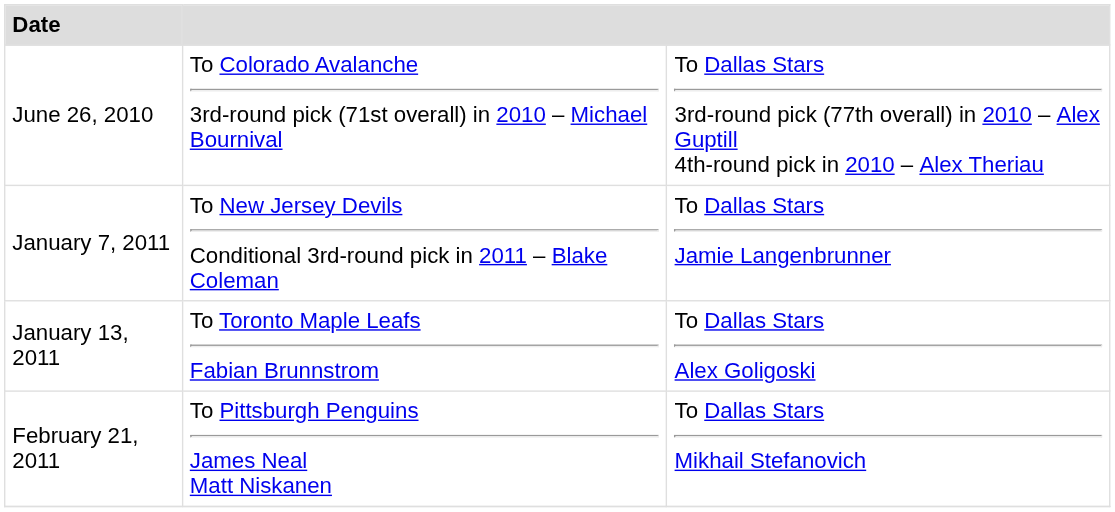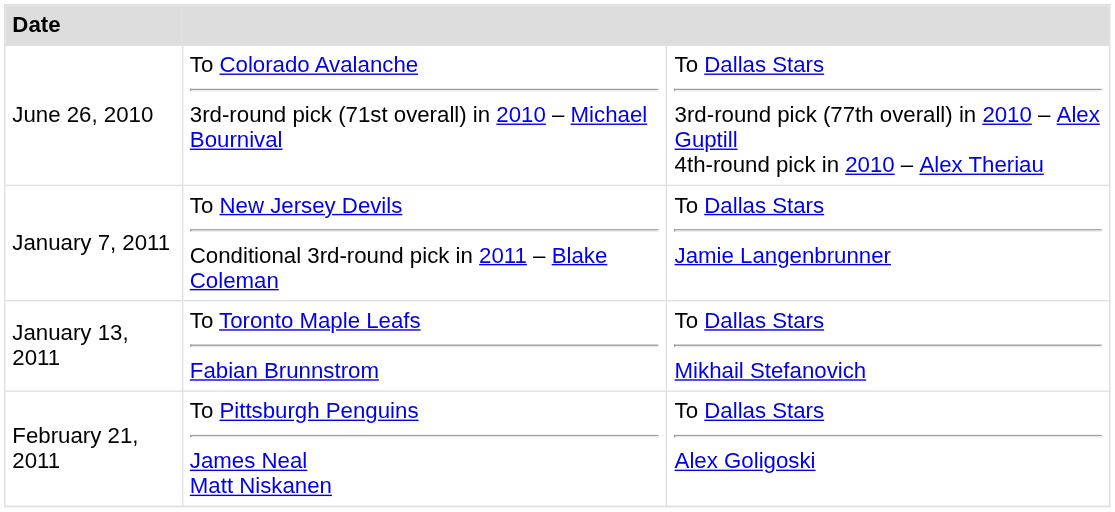(888, 345) To Dallas Stars Alex Goligoski -> (888, 345) To Dallas Stars Mikhail Stefanovich
(888, 436) To Dallas Stars Mikhail Stefanovich -> (888, 436) To Dallas Stars Alex Goligoski
